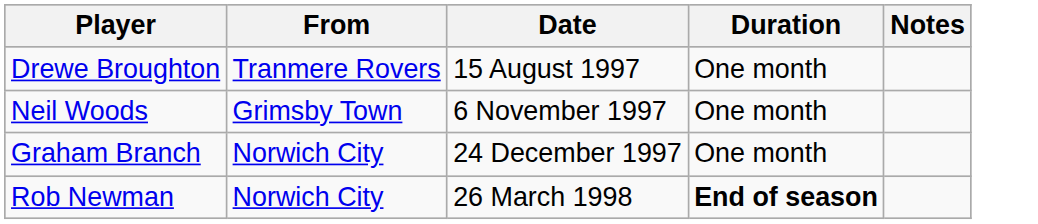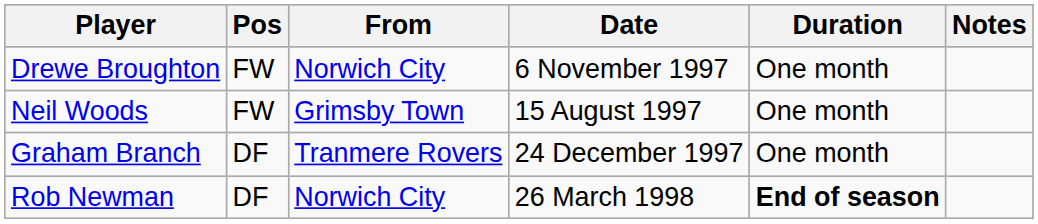+ column: (257, 25)
(337, 68) Tranmere Rovers -> (370, 68) Norwich City
(547, 68) 15 August 1997 -> (622, 68) 6 November 1997
(560, 111) 6 November 1997 -> (608, 111) 15 August 1997
(308, 153) Norwich City -> (398, 153) Tranmere Rovers
